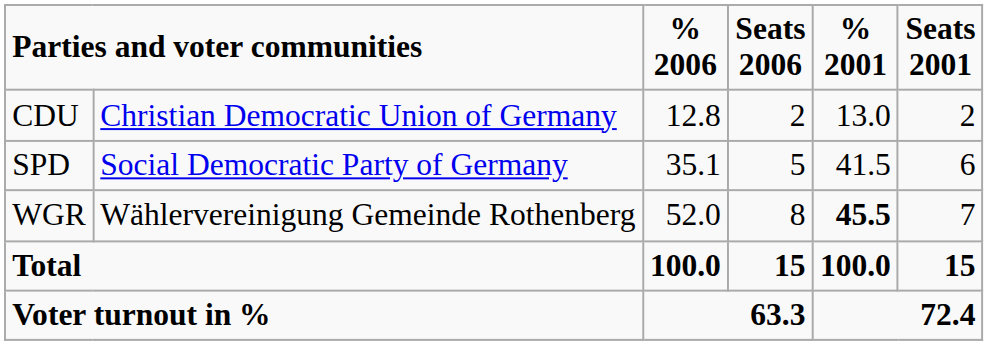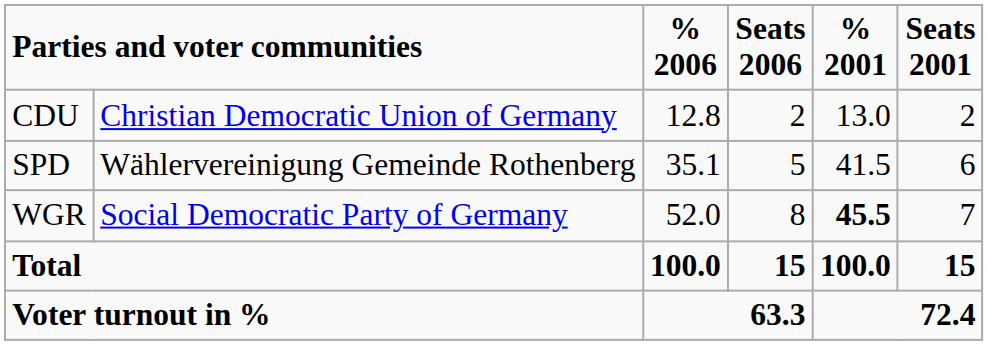(334, 164) Social Democratic Party of Germany -> (368, 164) Wählervereinigung Gemeinde Rothenberg
(368, 214) Wählervereinigung Gemeinde Rothenberg -> (334, 214) Social Democratic Party of Germany
